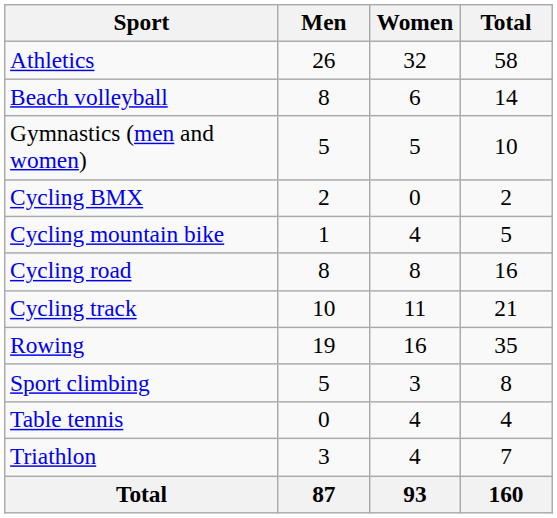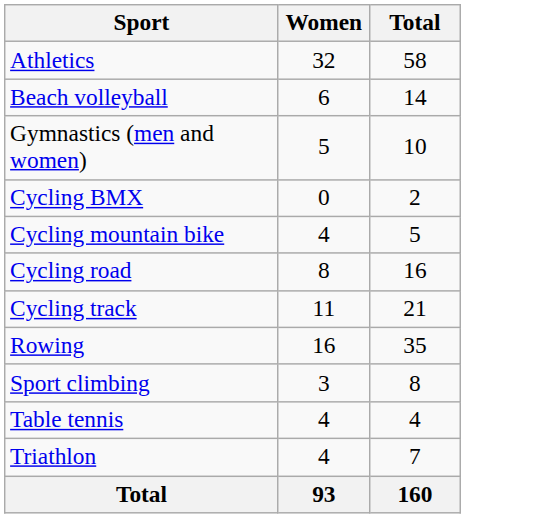- column: (324, 23)
